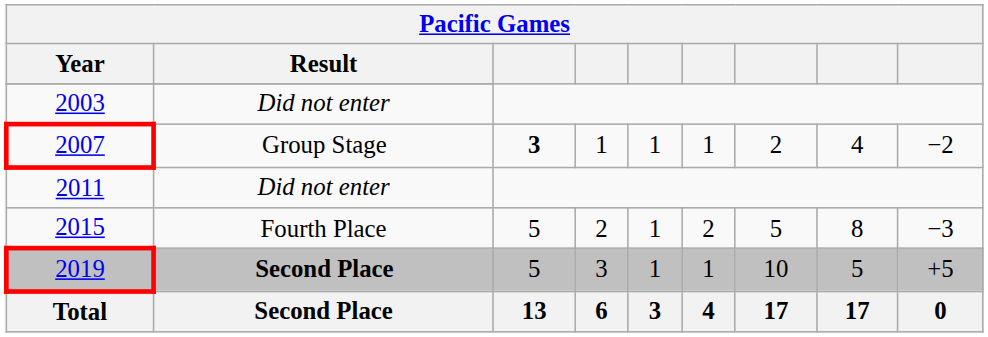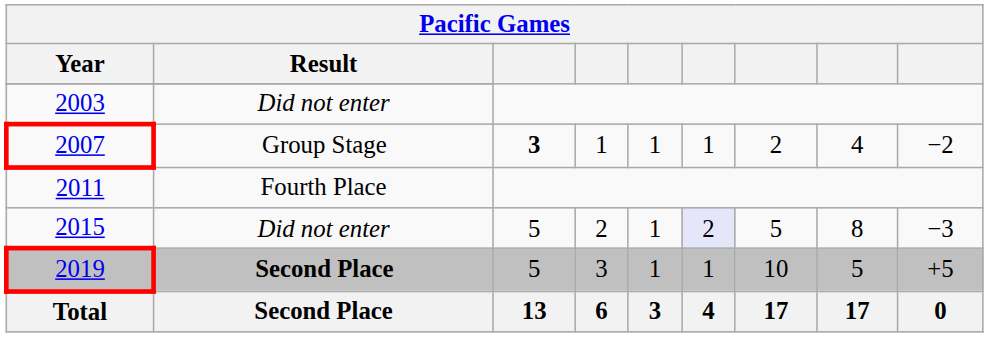(324, 186) Did not enter -> (324, 186) Fourth Place
(324, 227) Fourth Place -> (324, 227) Did not enter
(709, 227) no background -> (709, 227) lavender background
